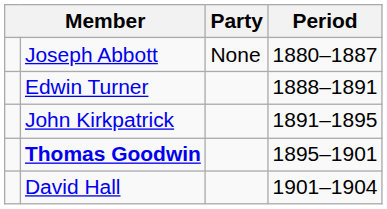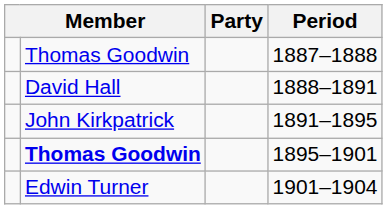- row: (325, 54)
+ row: (325, 54)
(87, 87) Edwin Turner -> (73, 87) David Hall
(73, 187) David Hall -> (87, 187) Edwin Turner
